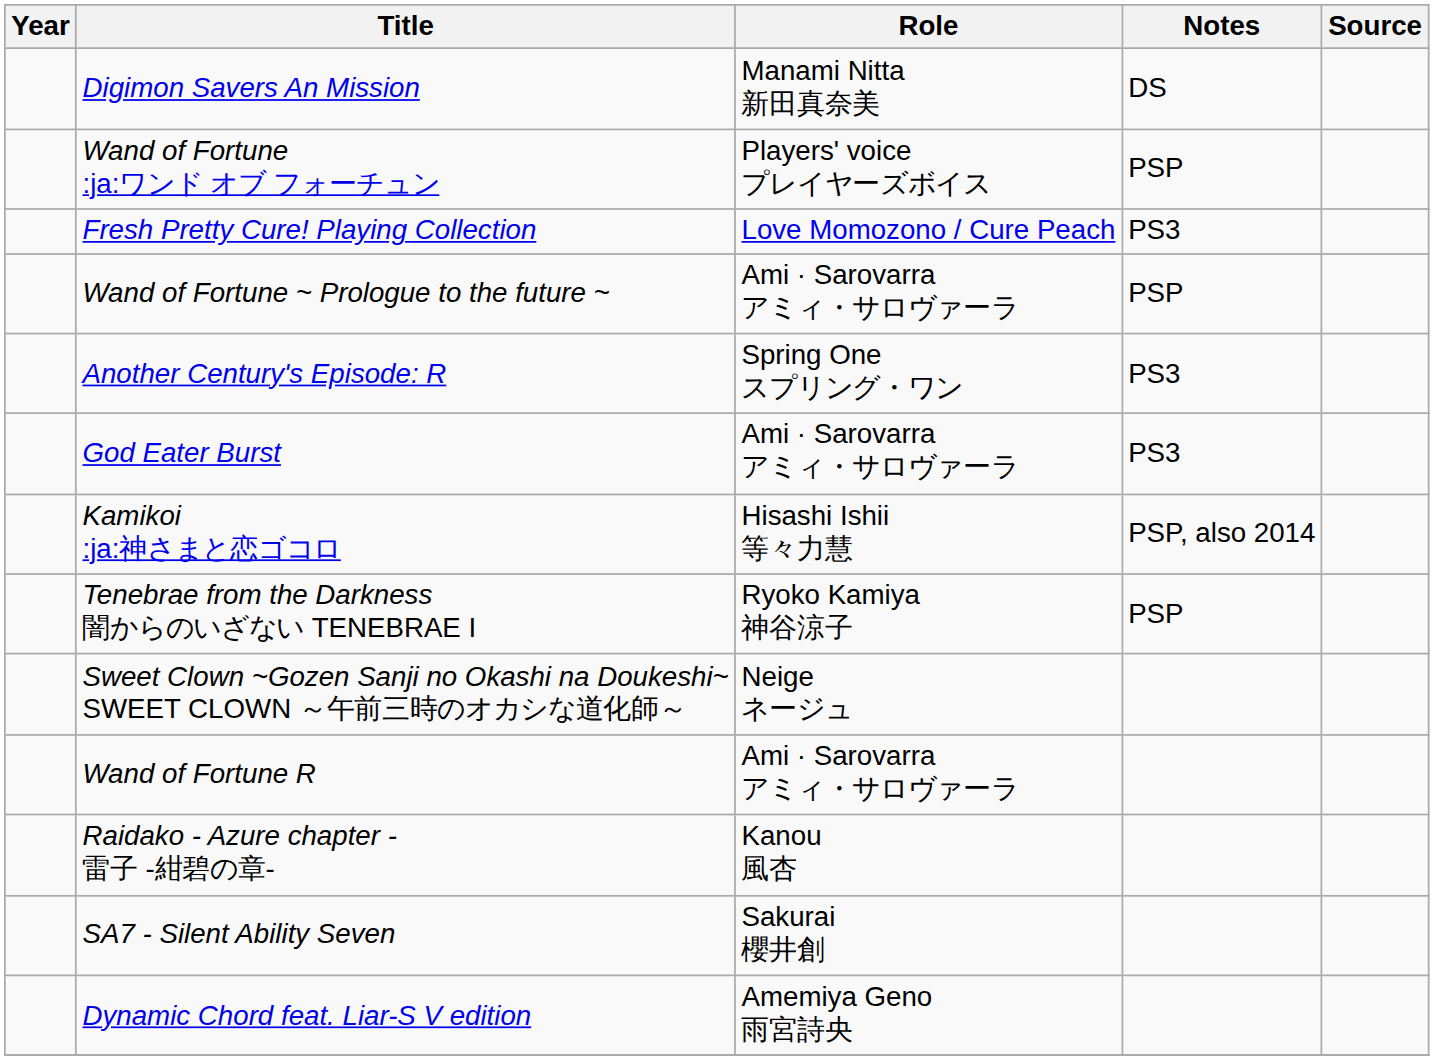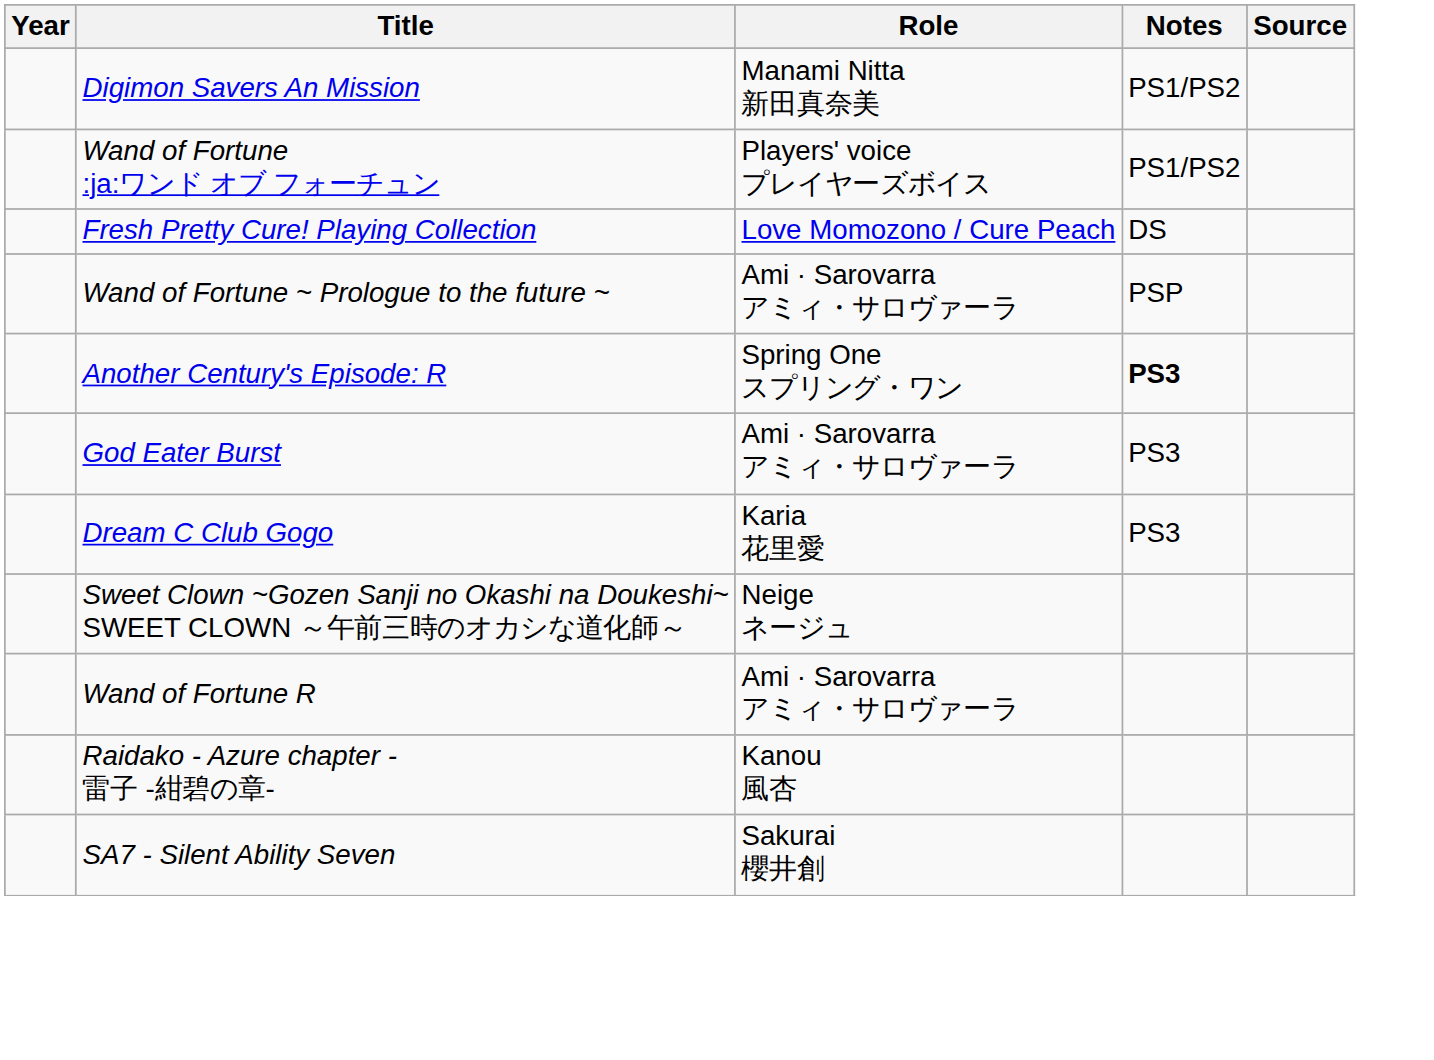(1147, 88) DS -> (1184, 88) PS1/PS2
(1156, 168) PSP -> (1184, 168) PS1/PS2
(1154, 230) PS3 -> (1147, 230) DS
(1154, 373) normal -> (1154, 373) bold
- row: (212, 531)
- row: (279, 612)
+ row: (208, 533)
- row: (307, 1014)
